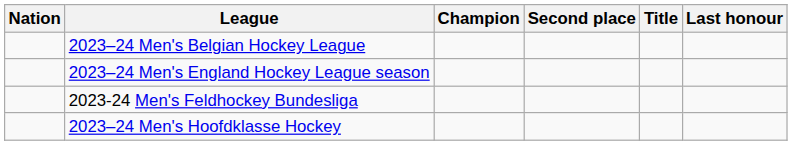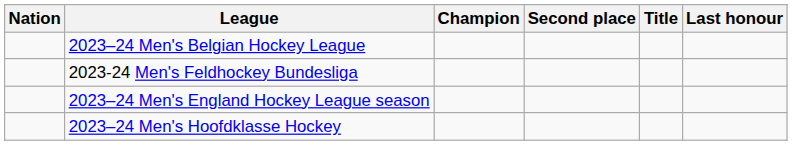rows swapped: (213, 99) <-> (249, 72)
